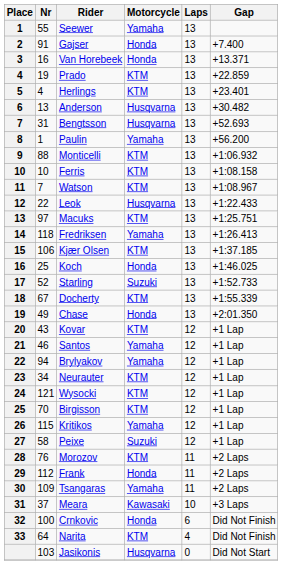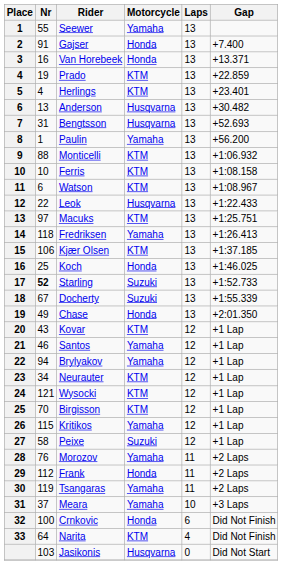(40, 187) 7 -> (40, 187) 6
(43, 282) normal -> (43, 282) bold
(137, 298) KTM -> (142, 298) Suzuki
(137, 457) KTM -> (145, 457) Yamaha
(46, 489) 109 -> (46, 489) 119
(148, 505) Kawasaki -> (145, 505) Yamaha
